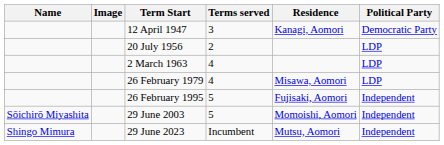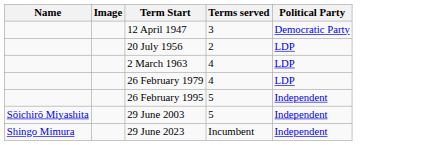- column: (316, 13)
